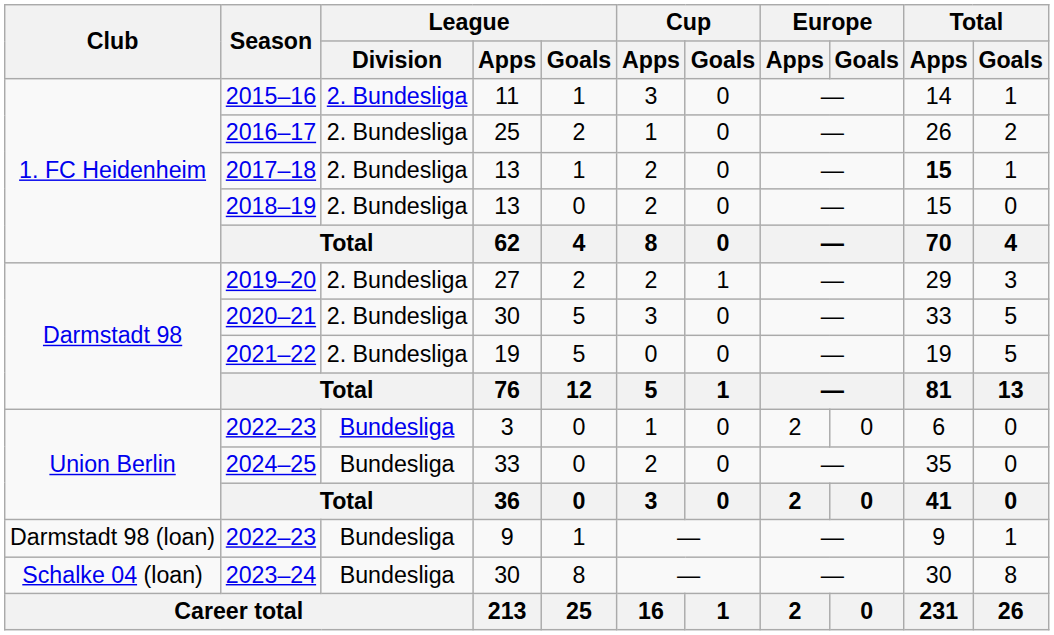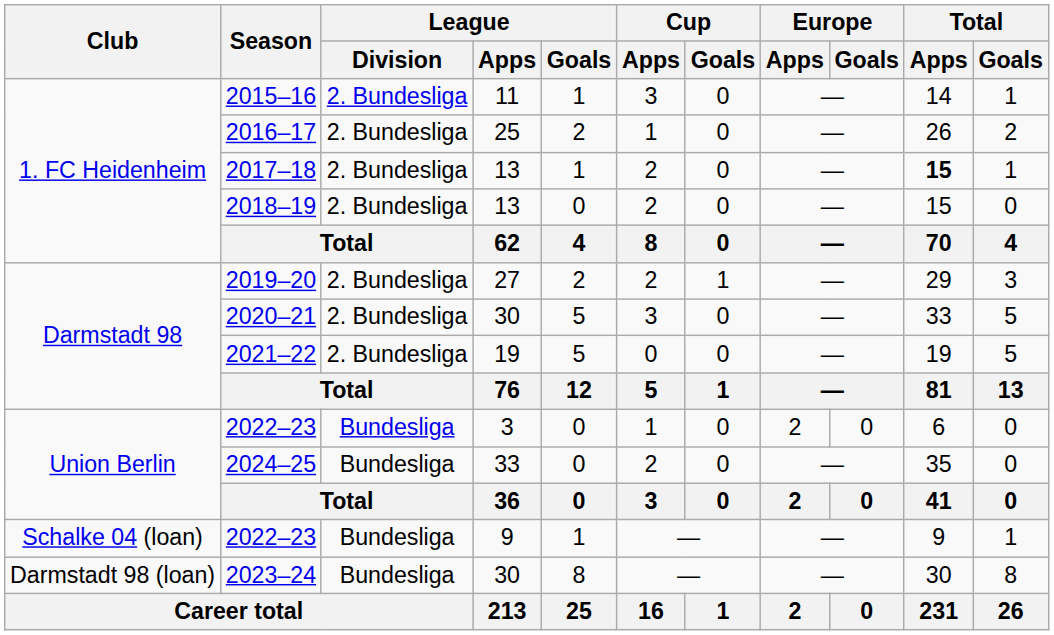(113, 538) Darmstadt 98 (loan) -> (113, 538) Schalke 04 (loan)
(113, 574) Schalke 04 (loan) -> (113, 574) Darmstadt 98 (loan)
